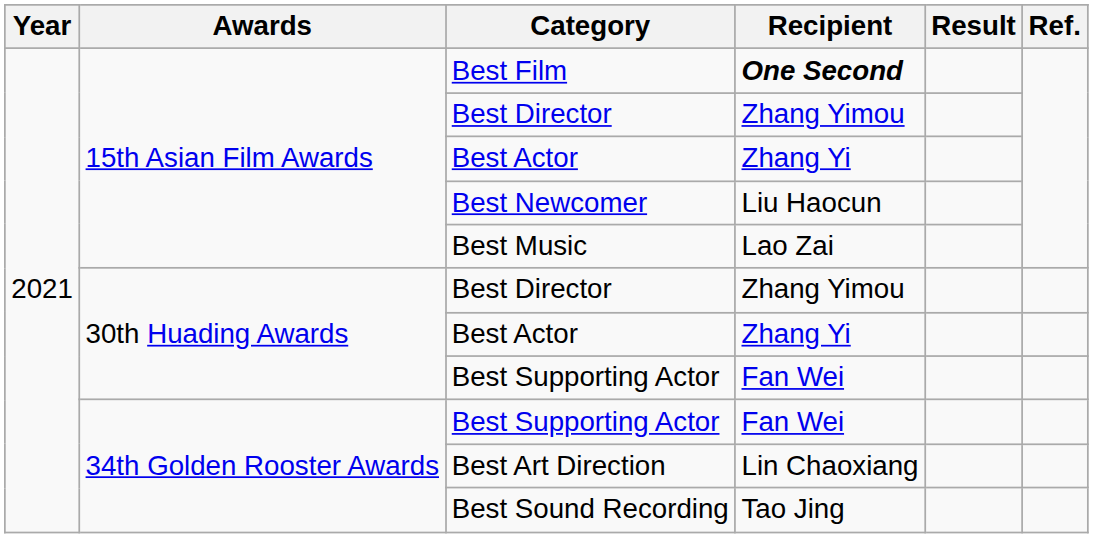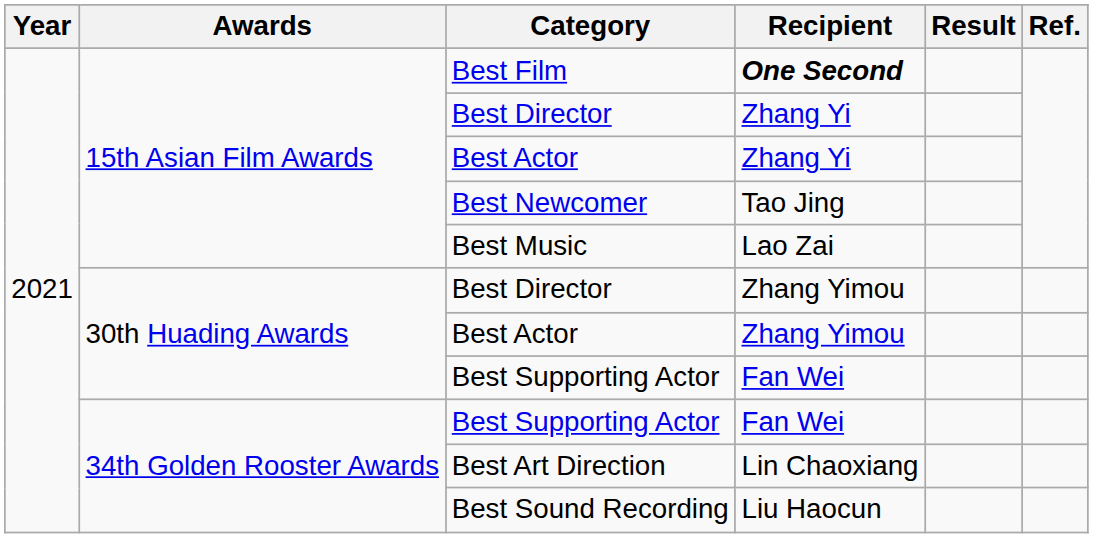(823, 114) Zhang Yimou -> (796, 114) Zhang Yi
(812, 202) Liu Haocun -> (793, 202) Tao Jing
(796, 333) Zhang Yi -> (823, 333) Zhang Yimou
(793, 509) Tao Jing -> (812, 509) Liu Haocun
